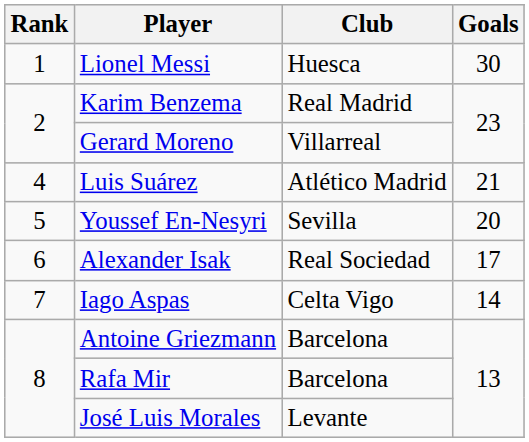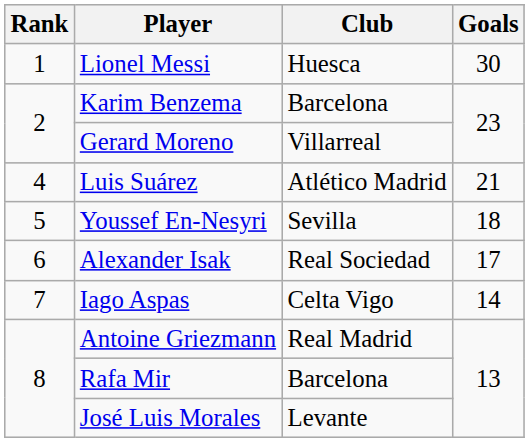(350, 102) Real Madrid -> (338, 102) Barcelona
(488, 220) 20 -> (488, 220) 18
(338, 338) Barcelona -> (350, 338) Real Madrid
